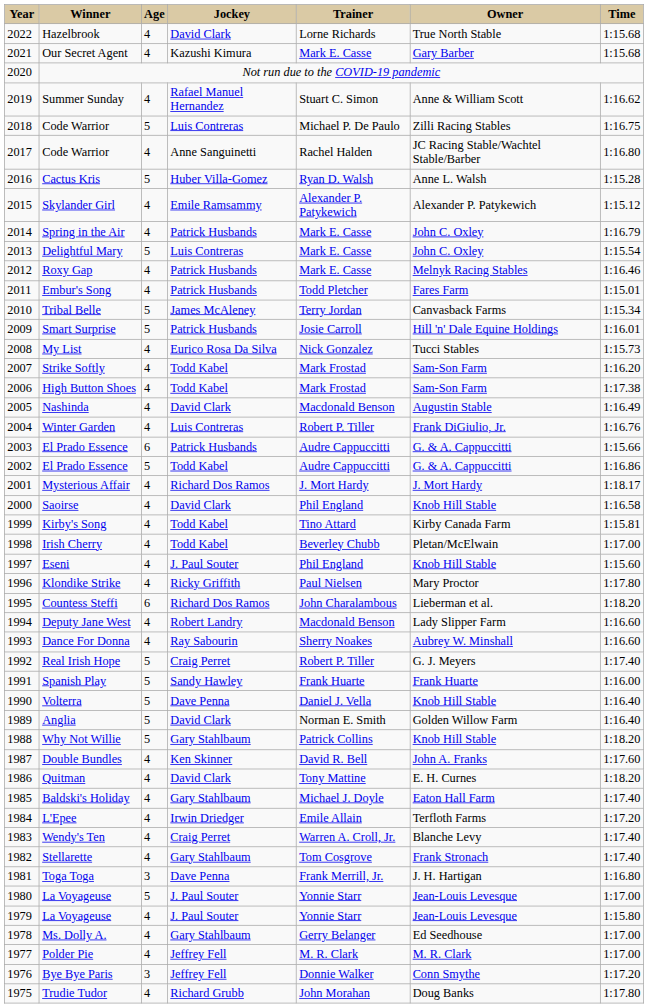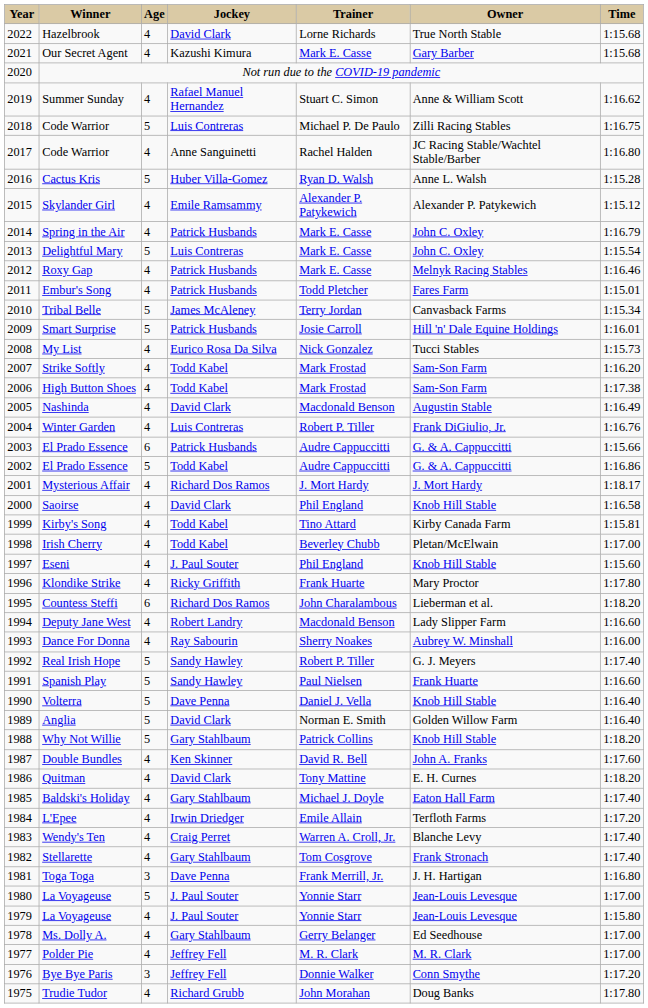(330, 583) Paul Nielsen -> (332, 583) Frank Huarte
(622, 642) 1:16.60 -> (622, 642) 1:16.00
(200, 661) Craig Perret -> (206, 661) Sandy Hawley
(332, 681) Frank Huarte -> (330, 681) Paul Nielsen
(622, 681) 1:16.00 -> (622, 681) 1:16.60
